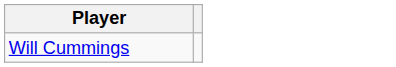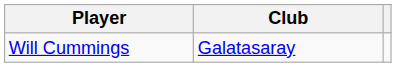+ column: (288, 18)
